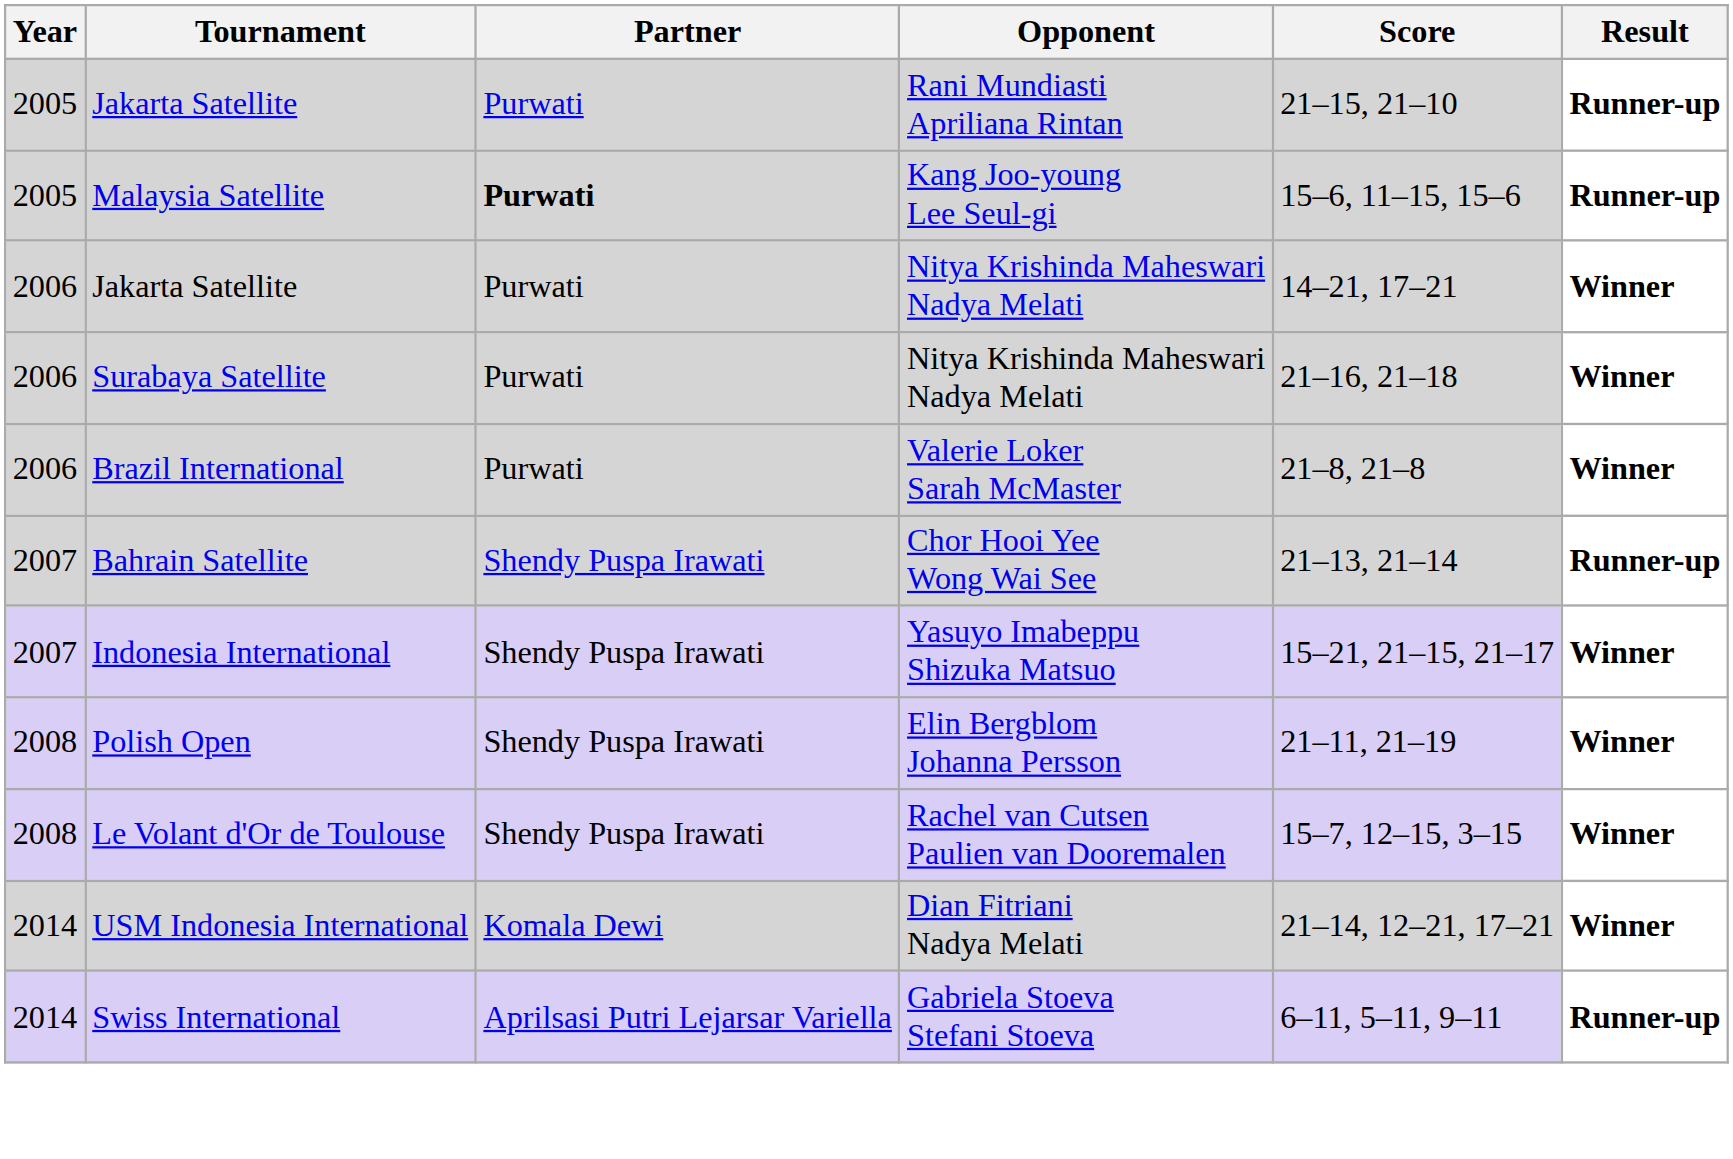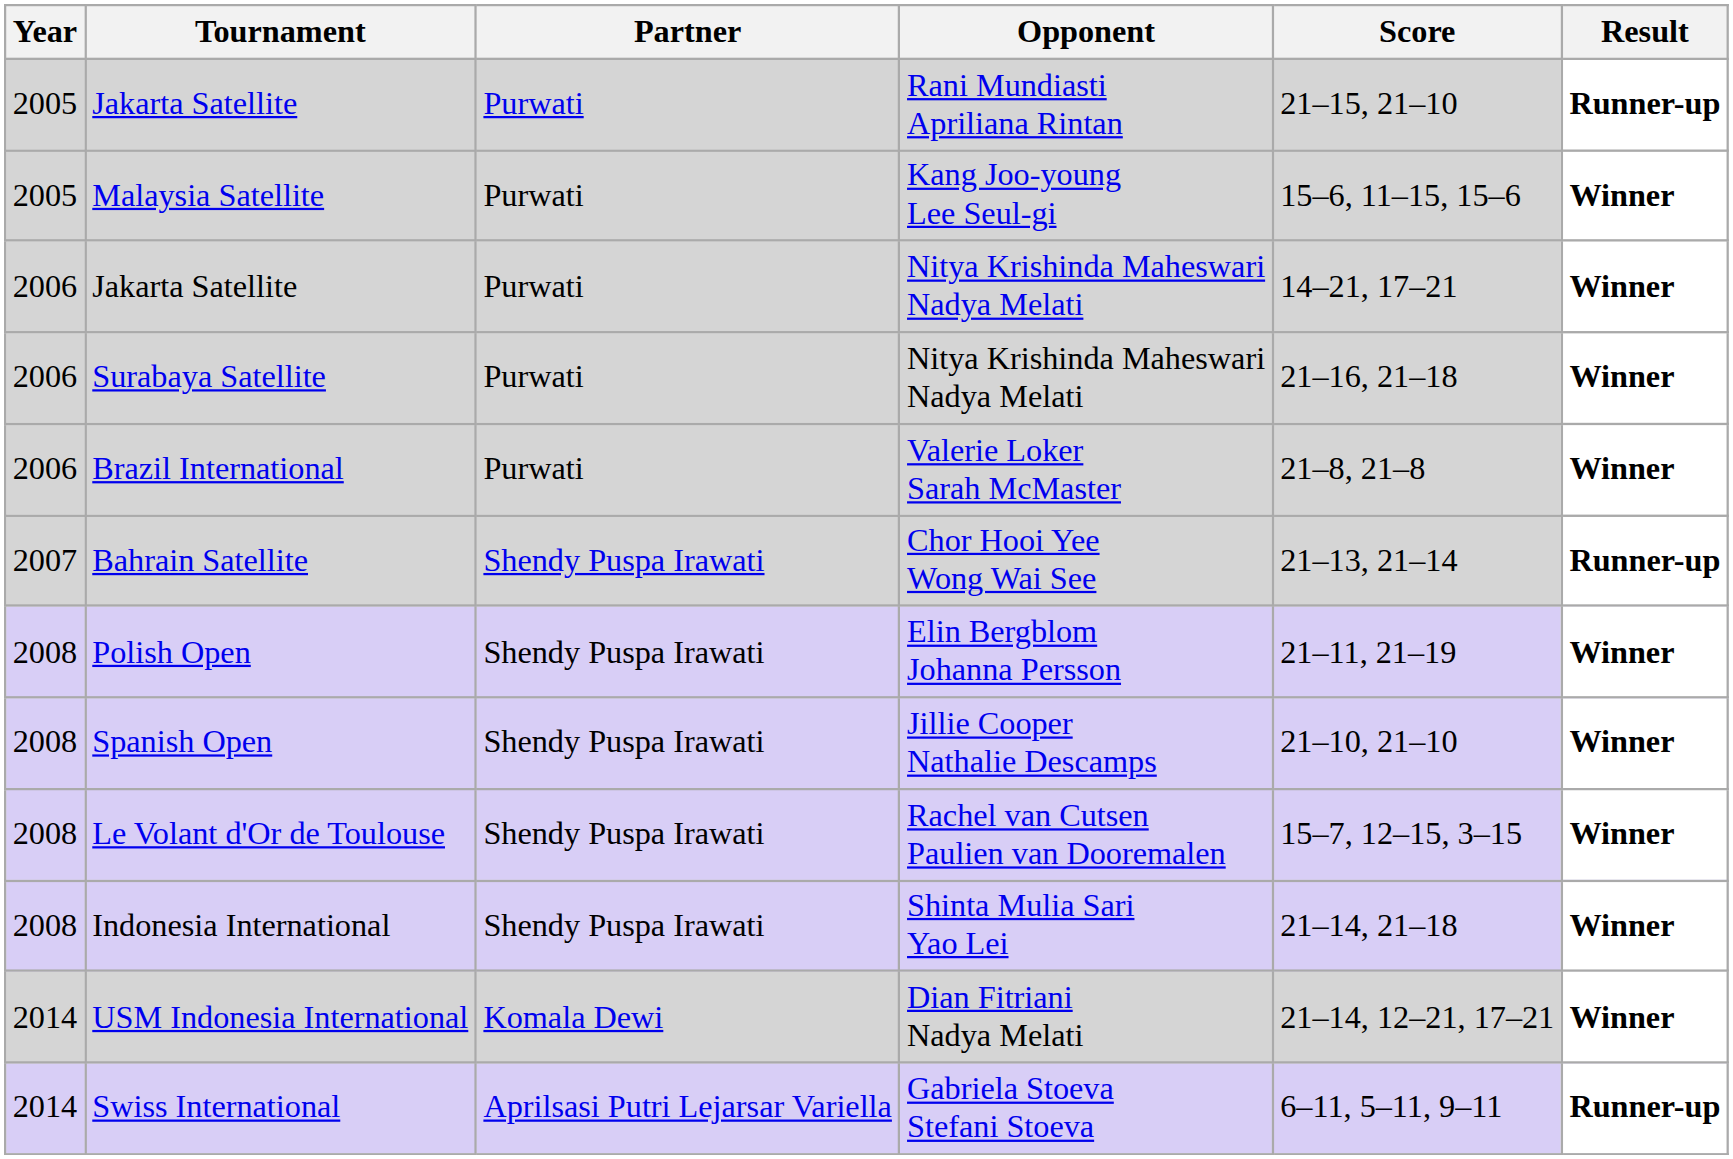(539, 195) bold -> (534, 195) normal
(1645, 195) Runner-up -> (1622, 195) Winner
- row: (241, 651)
+ row: (182, 742)
+ row: (241, 925)
